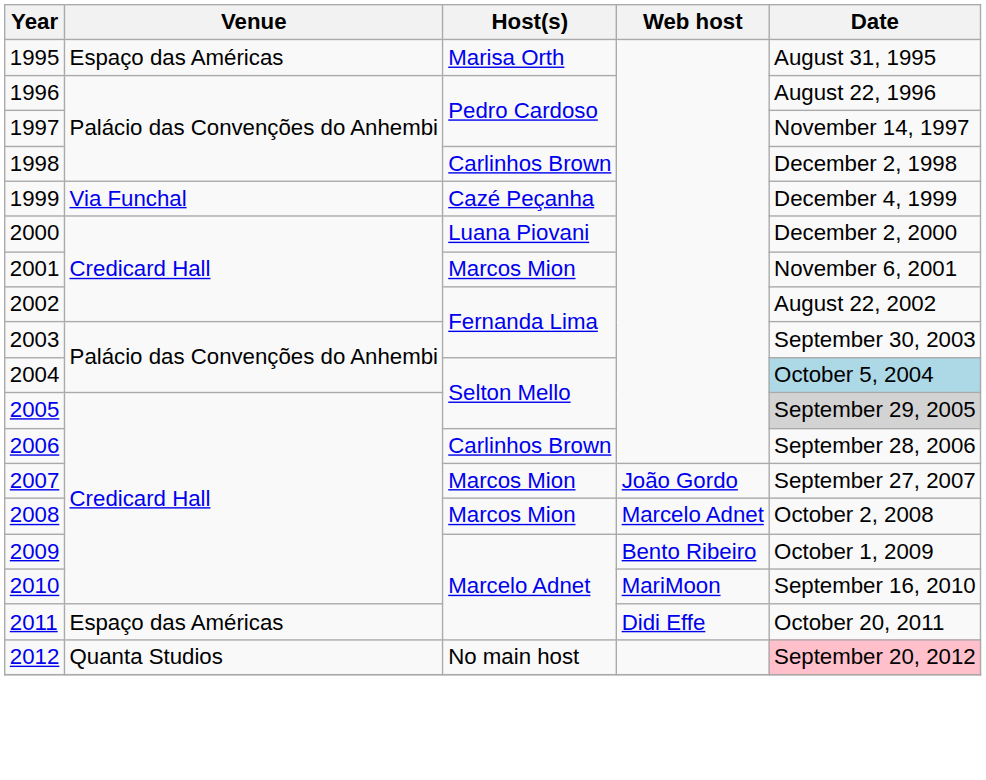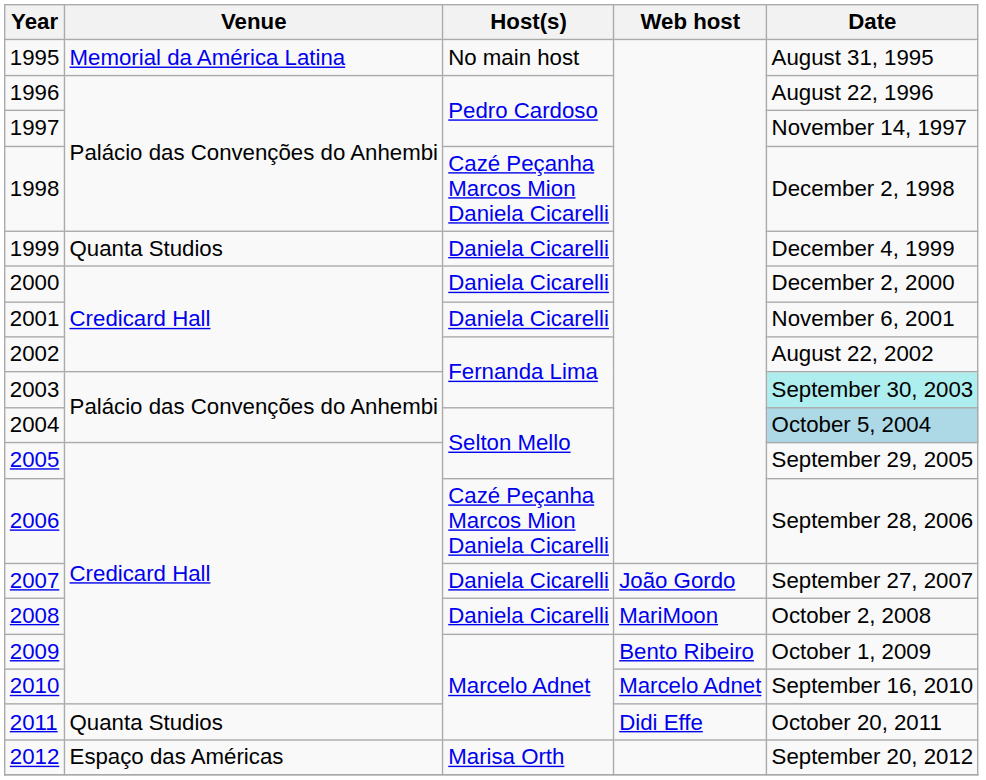(176, 57) Espaço das Américas -> (207, 57) Memorial da América Latina
(506, 57) Marisa Orth -> (514, 57) No main host
(530, 163) Carlinhos Brown -> (529, 188) Cazé Peçanha Marcos Mion Daniela Cicarelli
(128, 198) Via Funchal -> (146, 248) Quanta Studios
(521, 198) Cazé Peçanha -> (529, 248) Daniela Cicarelli
(519, 233) Luana Piovani -> (529, 283) Daniela Cicarelli
(512, 269) Marcos Mion -> (529, 319) Daniela Cicarelli
(875, 339) no background -> (872, 389) paleturquoise background
(875, 410) lightgrey background -> (872, 460) no background
(530, 445) Carlinhos Brown -> (529, 520) Cazé Peçanha Marcos Mion Daniela Cicarelli
(512, 480) Marcos Mion -> (529, 580) Daniela Cicarelli
(512, 515) Marcos Mion -> (529, 616) Daniela Cicarelli
(693, 515) Marcelo Adnet -> (669, 616) MariMoon
(671, 586) MariMoon -> (690, 686) Marcelo Adnet
(176, 621) Espaço das Américas -> (146, 721) Quanta Studios
(146, 657) Quanta Studios -> (176, 757) Espaço das Américas
(514, 657) No main host -> (506, 757) Marisa Orth
(875, 657) pink background -> (872, 757) no background
